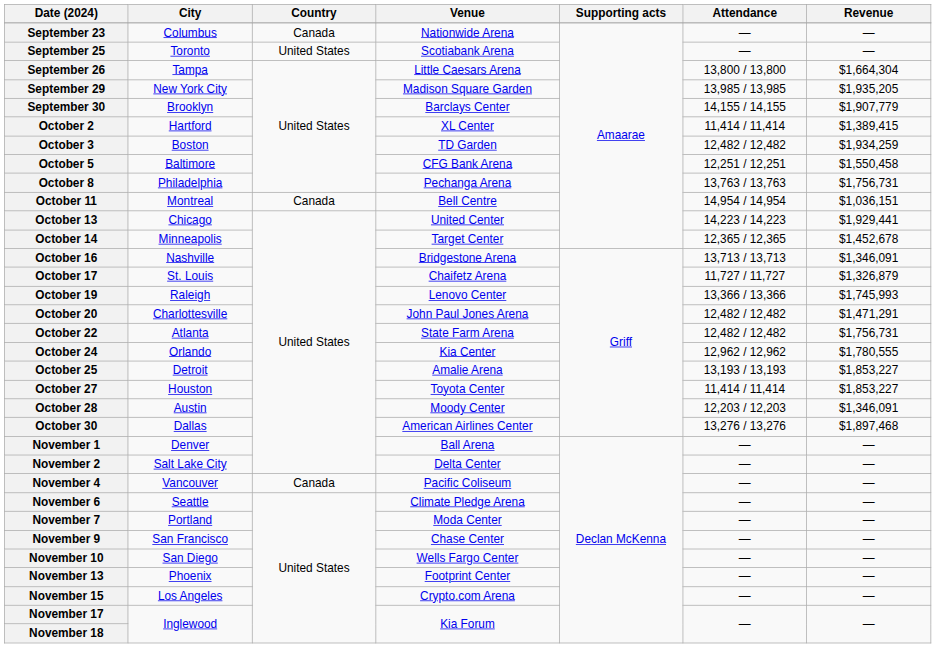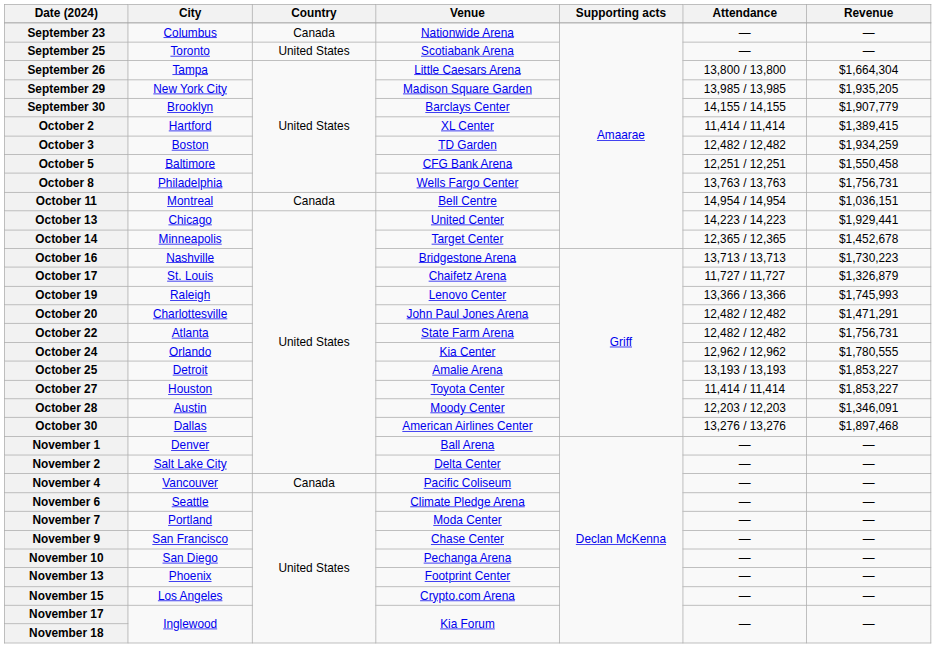(467, 182) Pechanga Arena -> (467, 182) Wells Fargo Center
(869, 257) $1,346,091 -> (869, 257) $1,730,223
(467, 558) Wells Fargo Center -> (467, 558) Pechanga Arena
